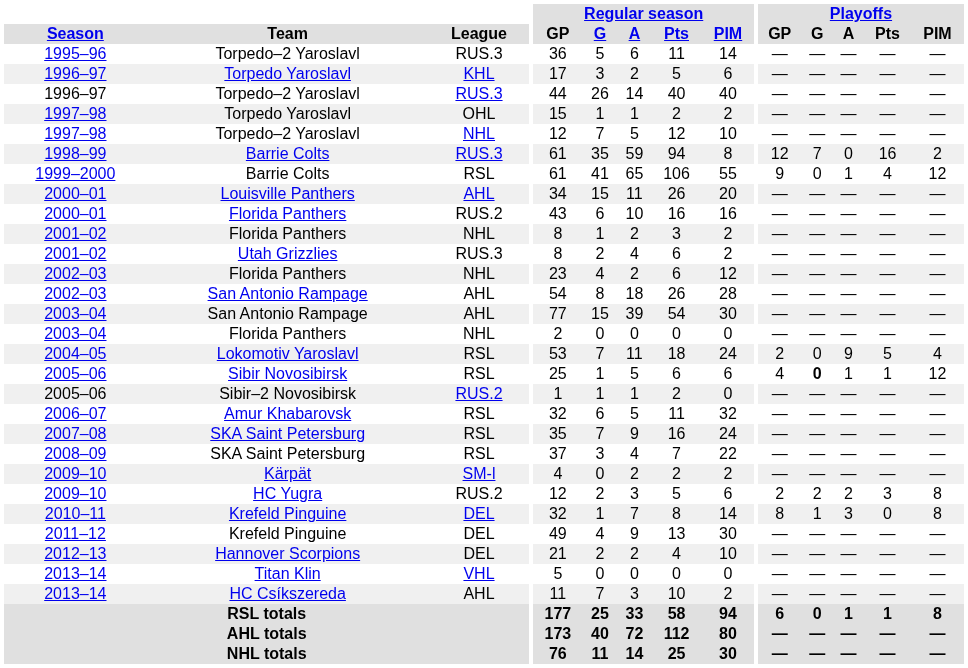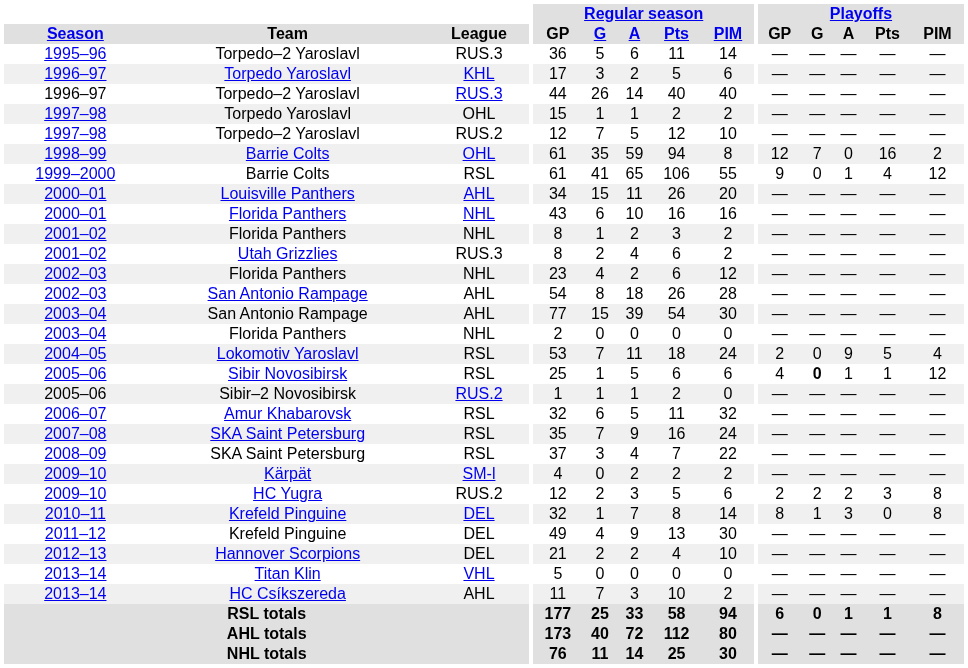(479, 134) NHL -> (479, 134) RUS.2
(479, 154) RUS.3 -> (479, 154) OHL
(479, 214) RUS.2 -> (479, 214) NHL
